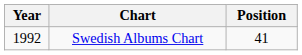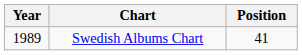(27, 38) 1992 -> (27, 38) 1989
